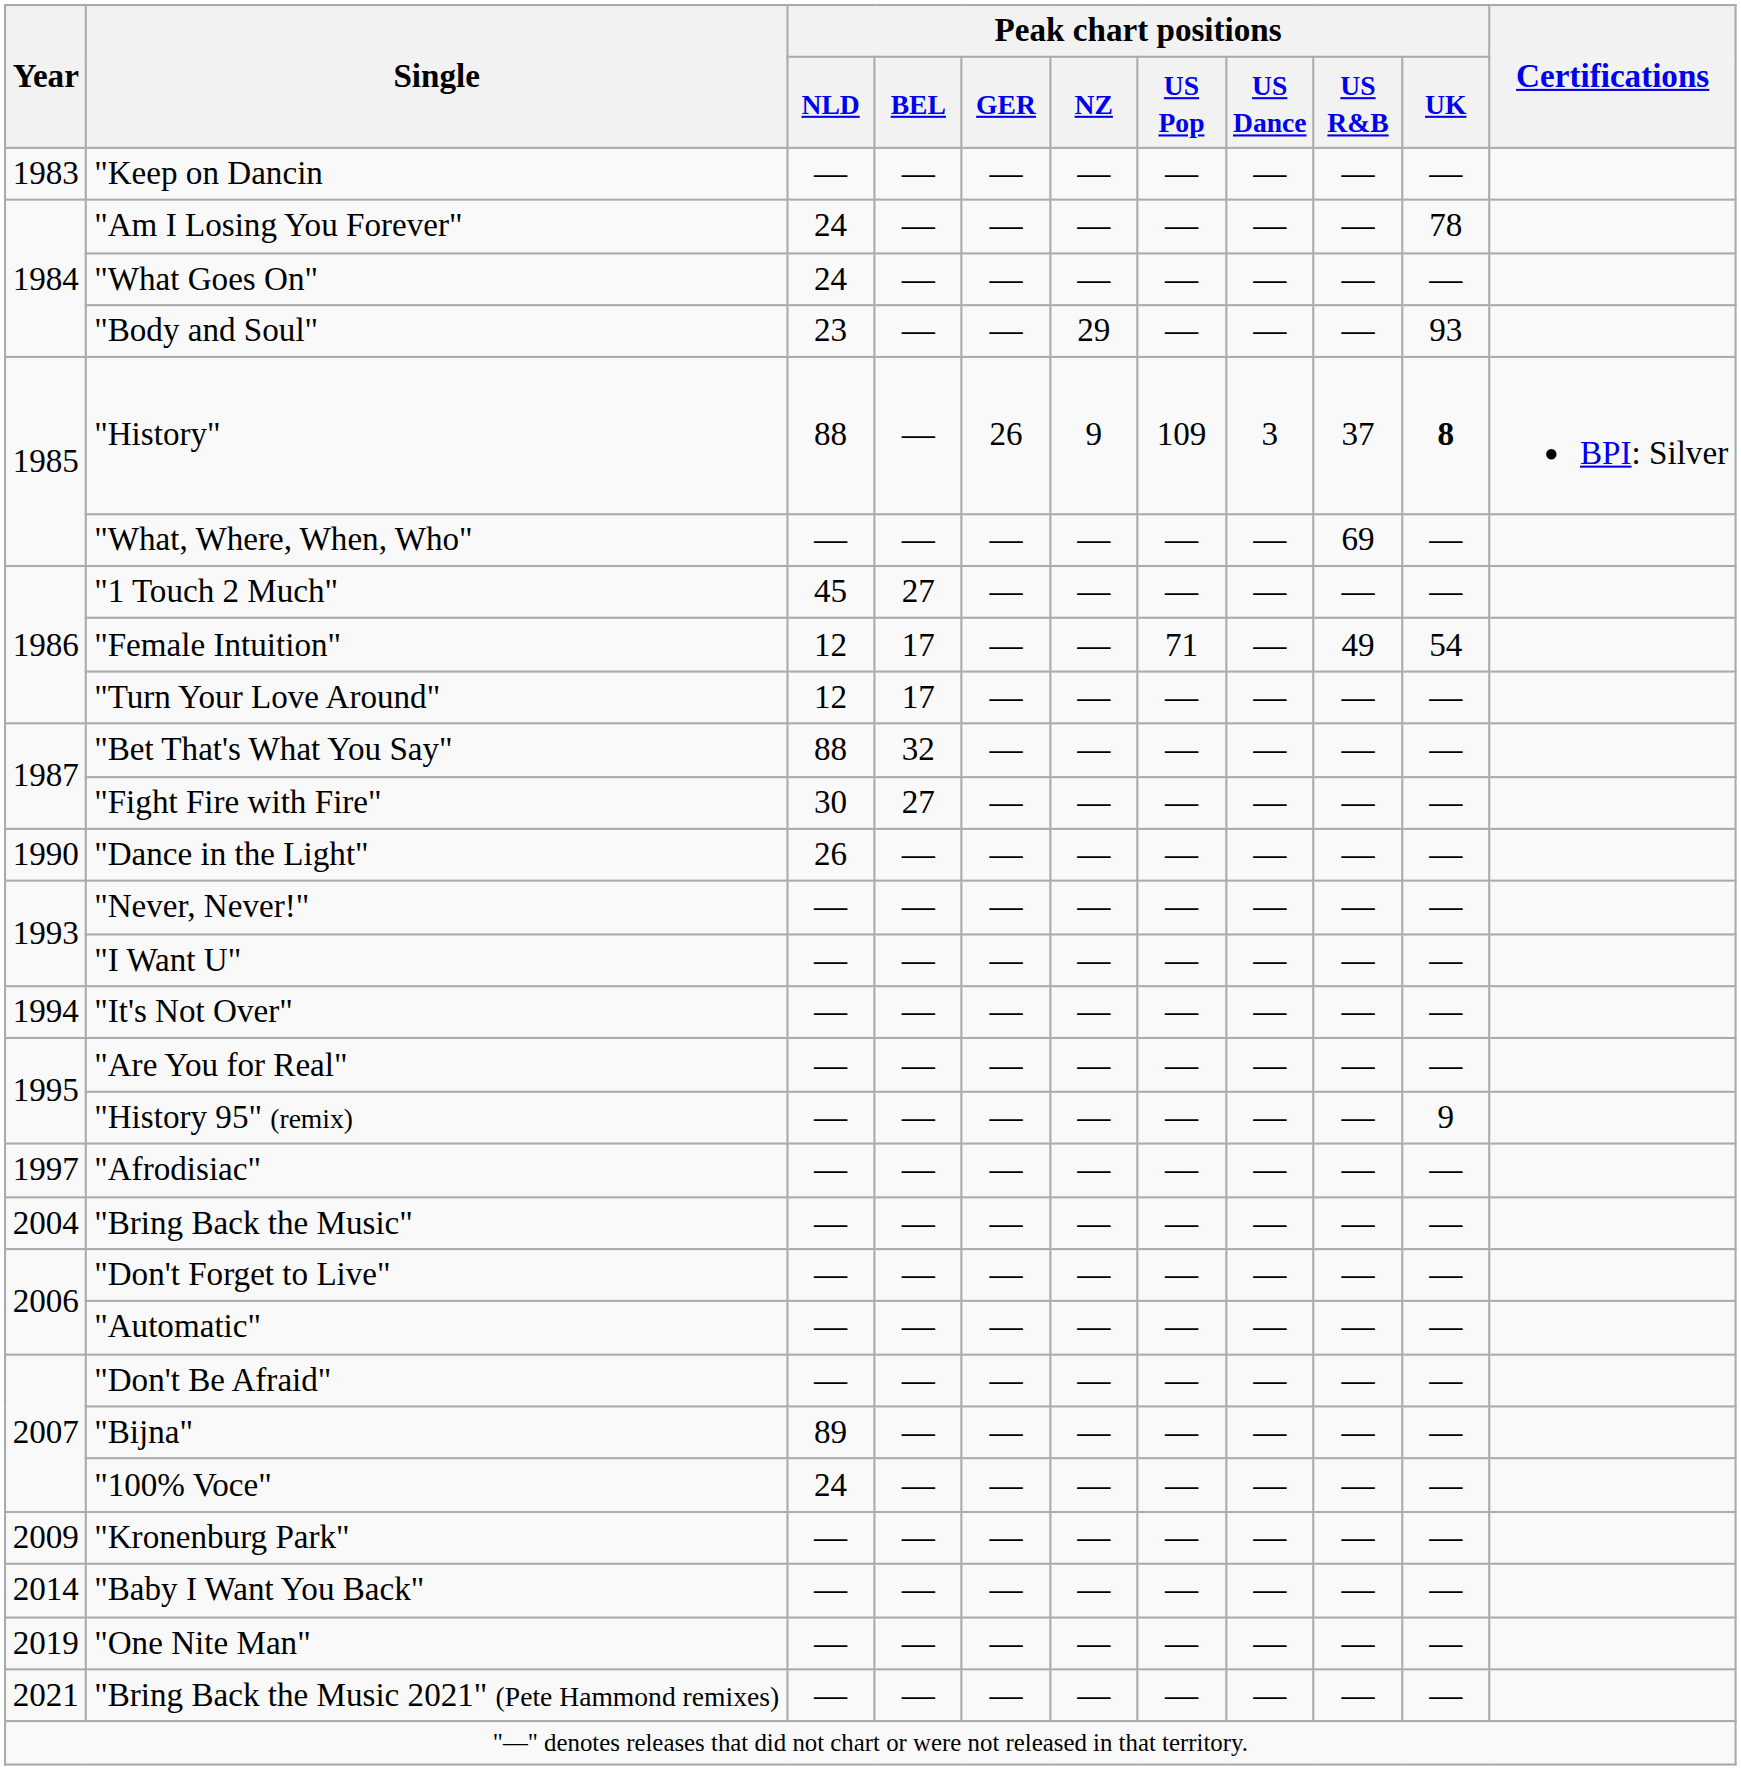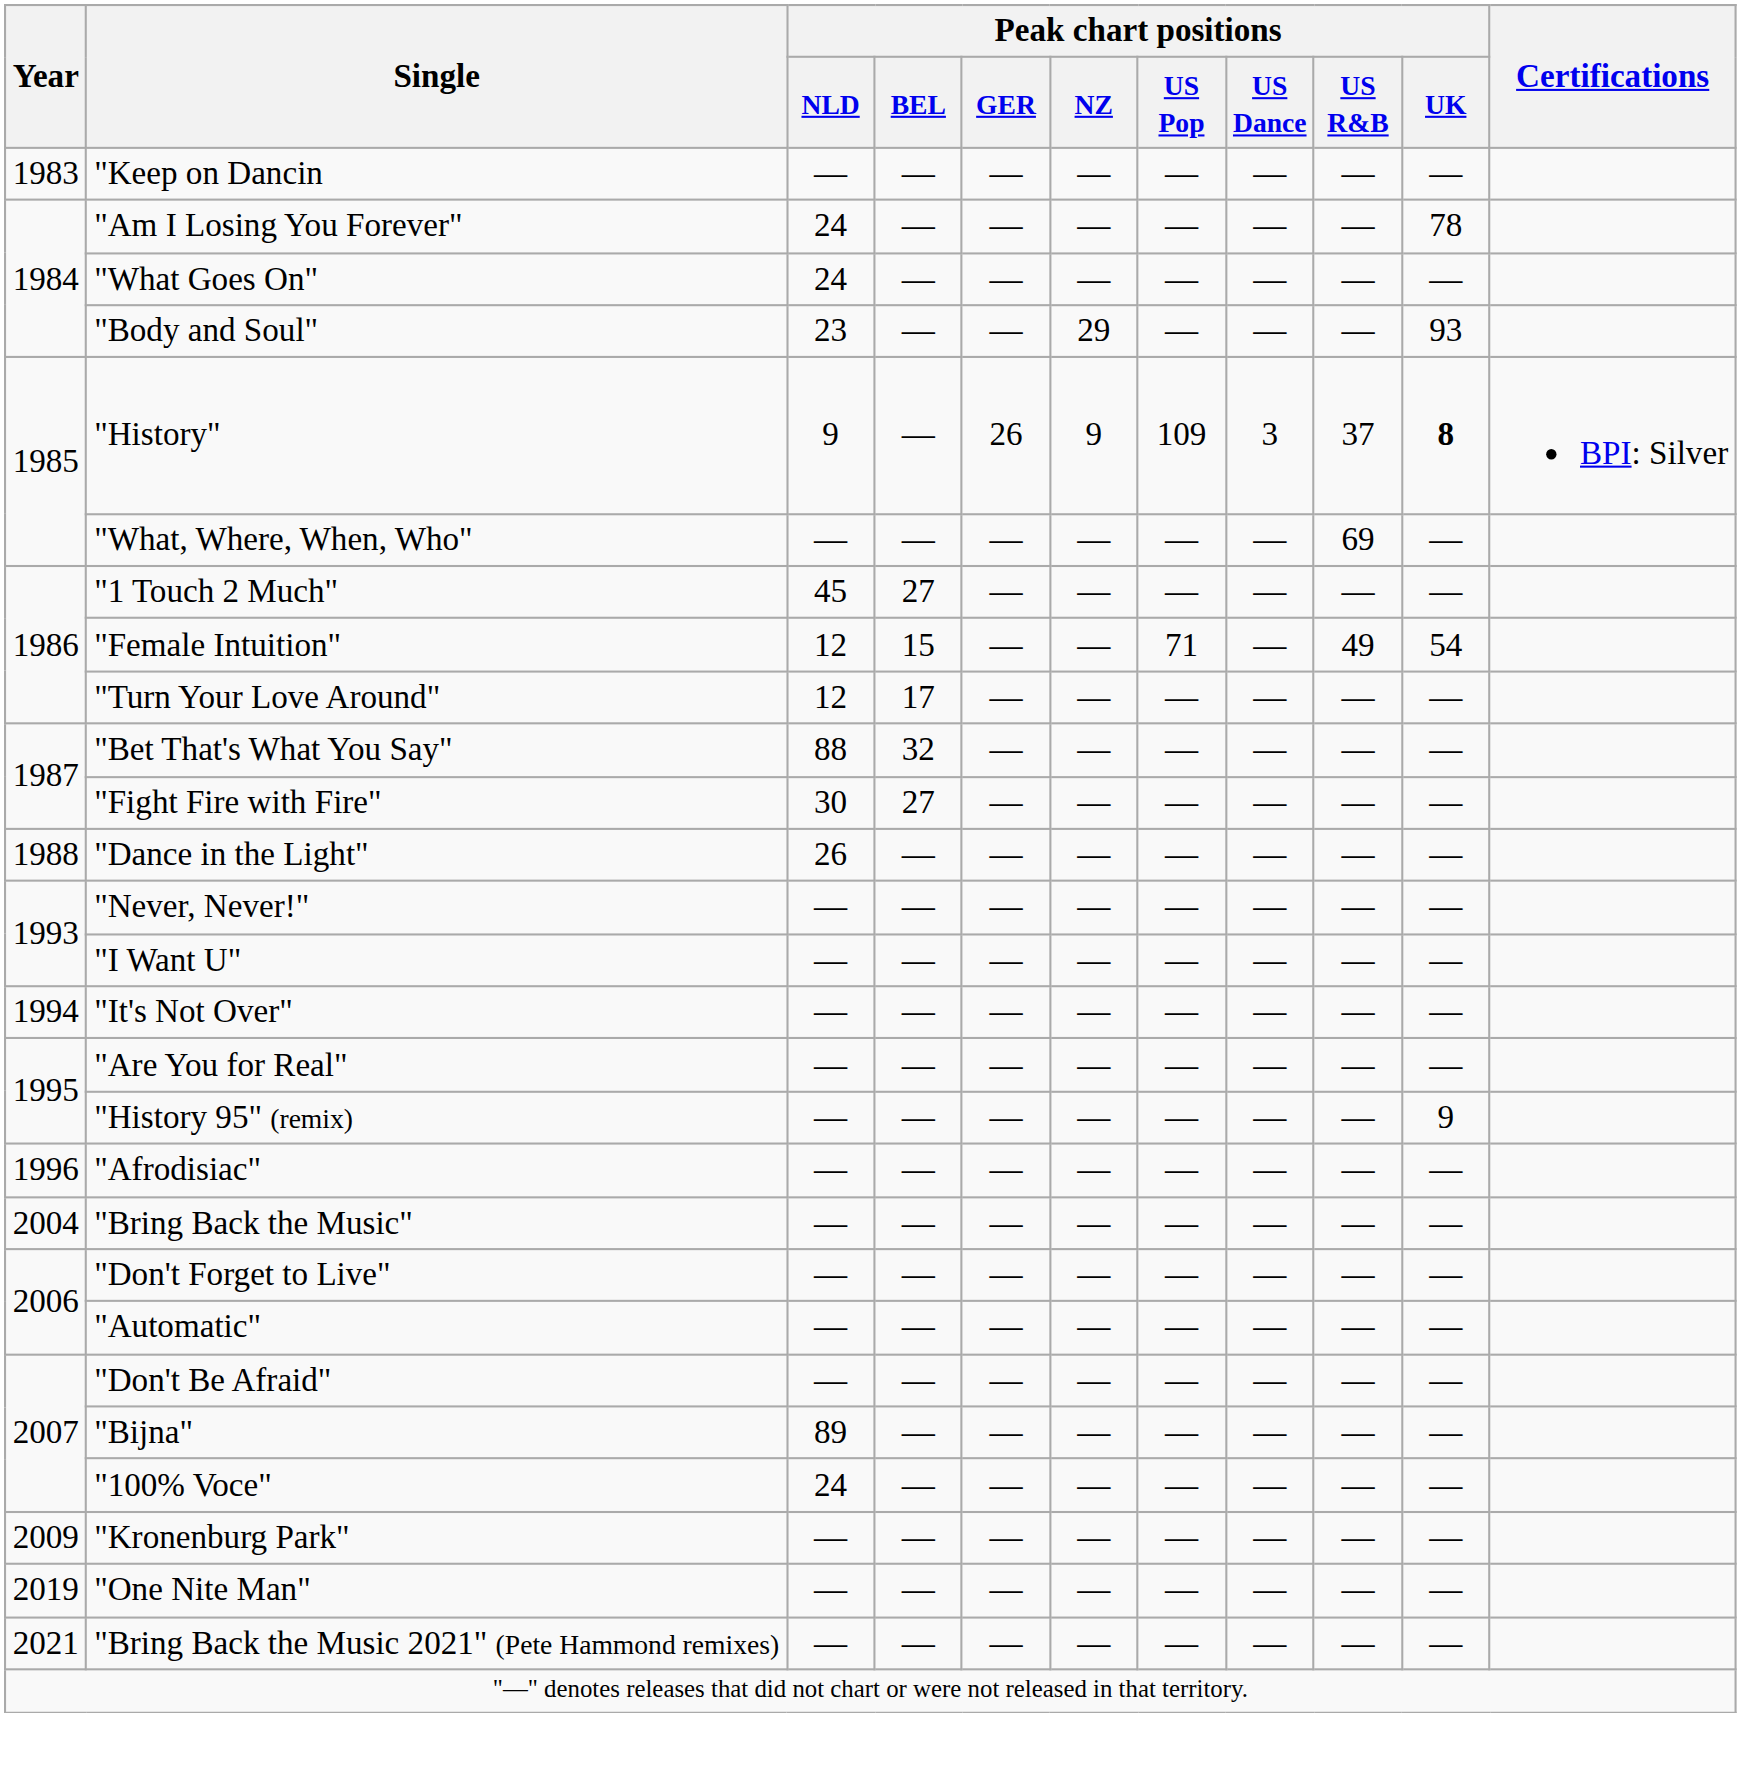(831, 434) 88 -> (831, 434) 9
(918, 644) 17 -> (918, 644) 15
(46, 854) 1990 -> (46, 854) 1988
(46, 1169) 1997 -> (46, 1169) 1996
- row: (259, 1589)
